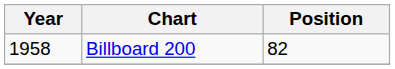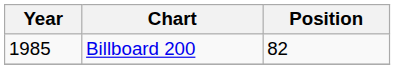(30, 49) 1958 -> (30, 49) 1985
